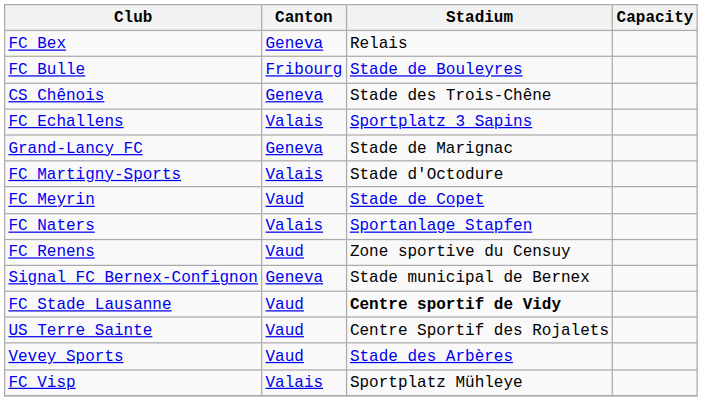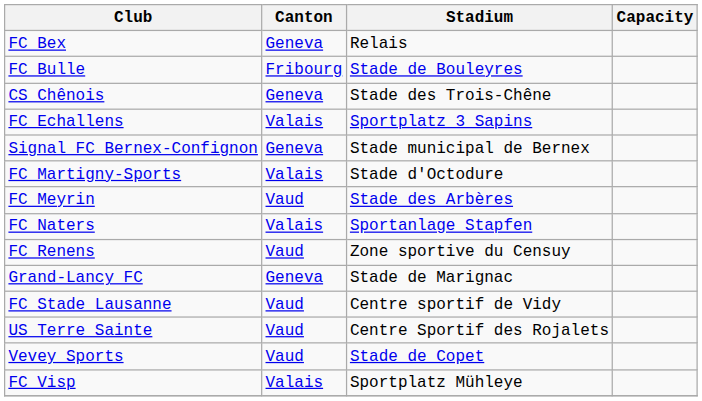rows swapped: (76, 148) <-> (133, 278)
(417, 200) Stade de Copet -> (431, 200) Stade des Arbères
(455, 304) bold -> (455, 304) normal
(431, 356) Stade des Arbères -> (417, 356) Stade de Copet
